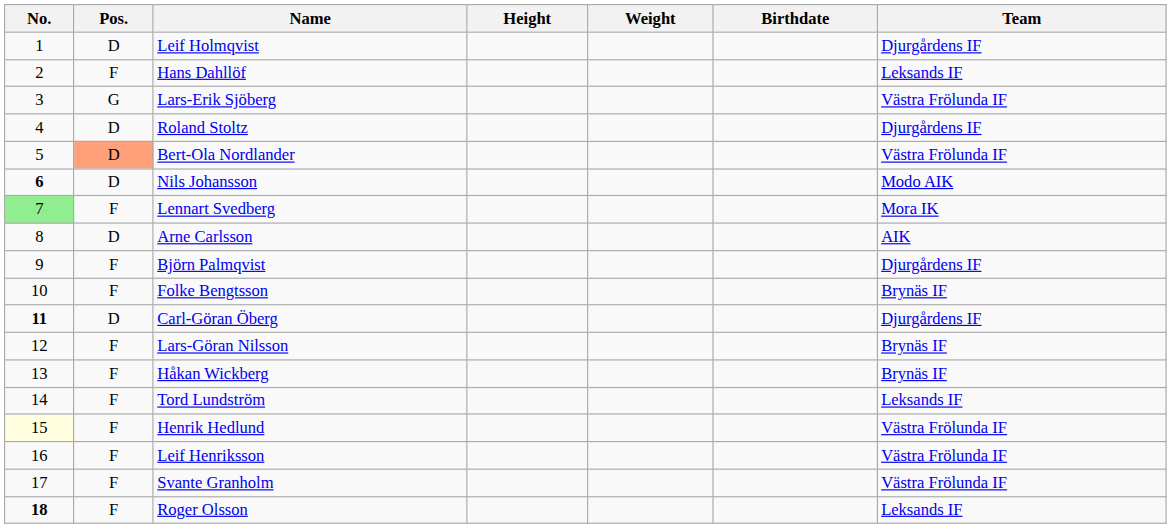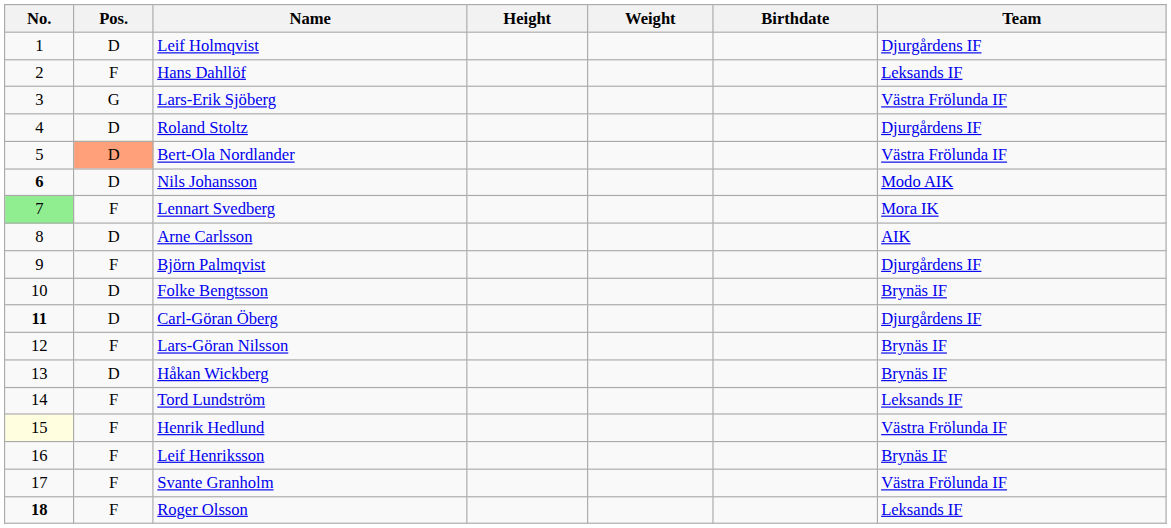(114, 291) F -> (114, 291) D
(114, 373) F -> (114, 373) D
(944, 455) Västra Frölunda IF -> (914, 455) Brynäs IF
